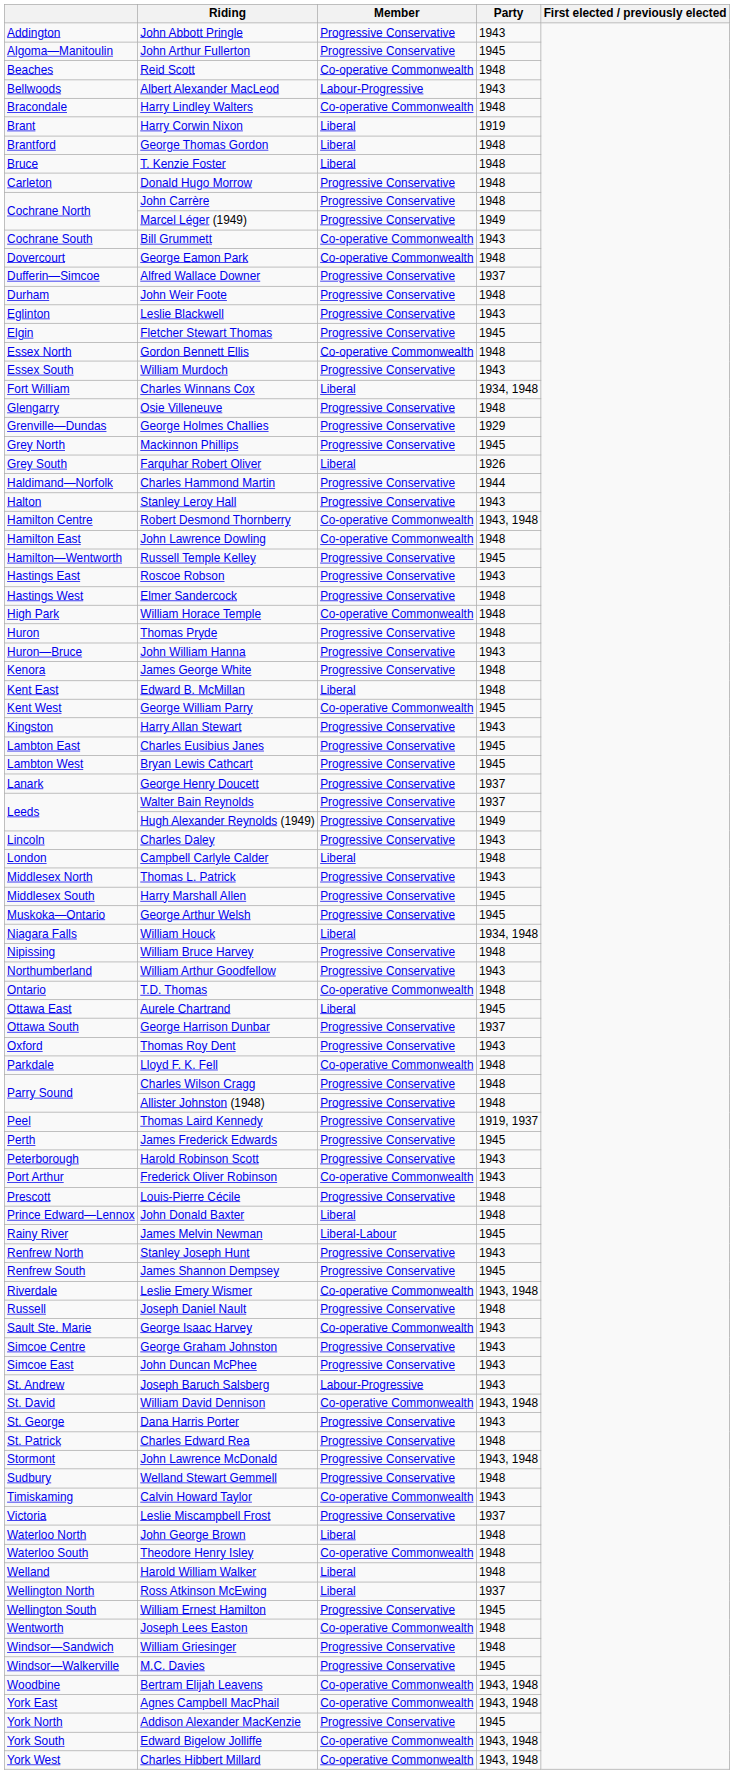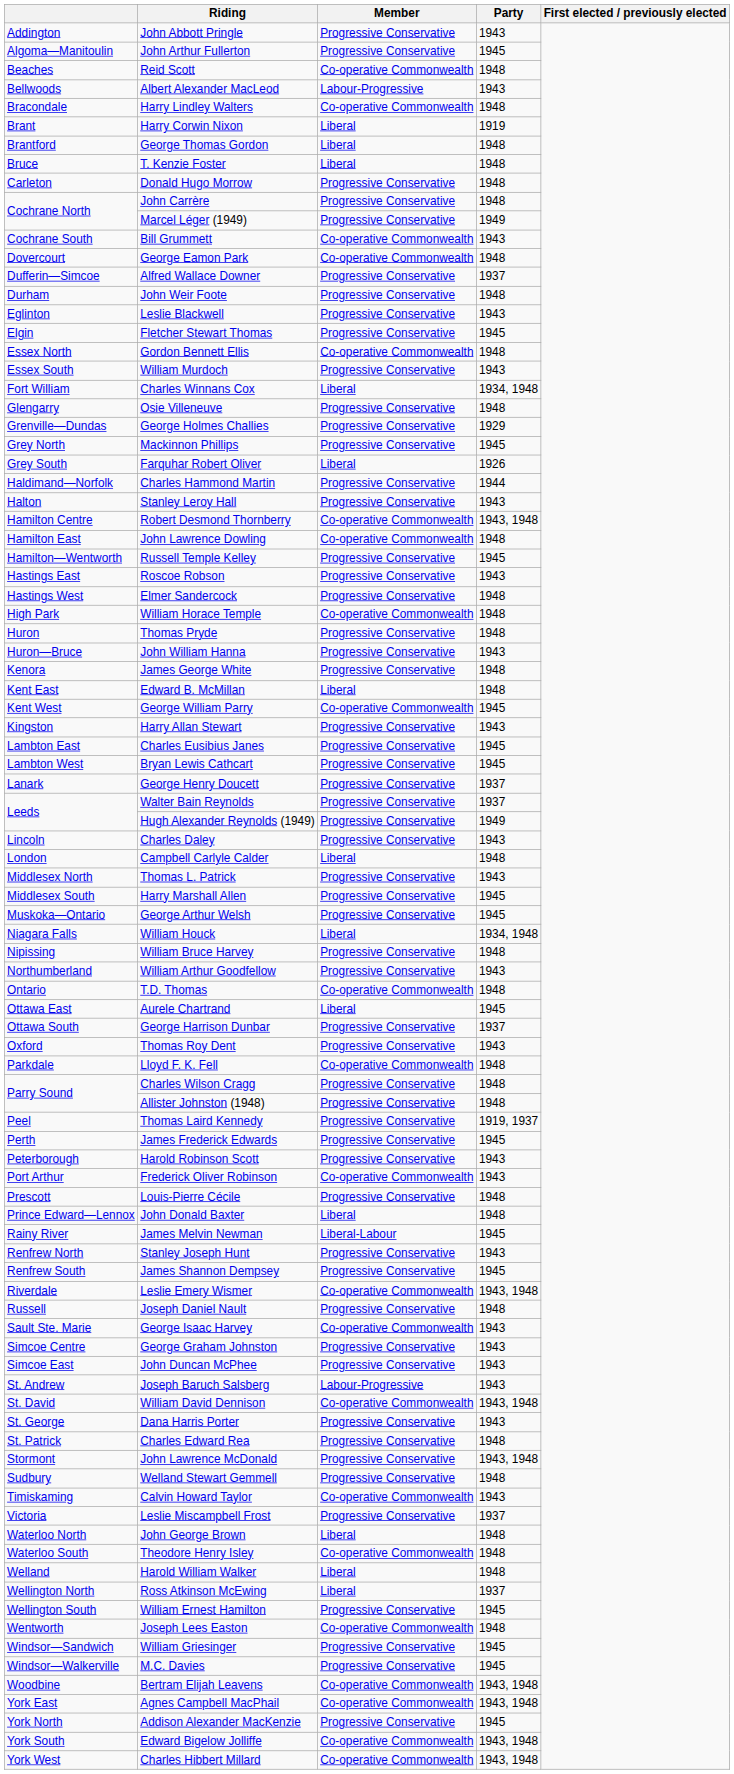(492, 1647) 1948 -> (492, 1647) 1945
